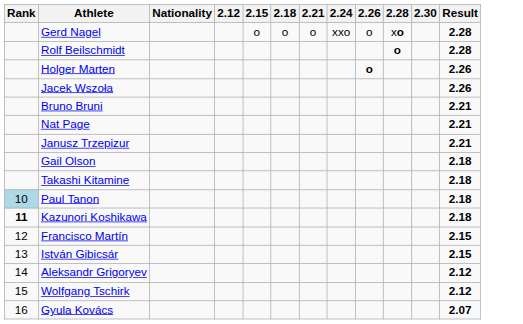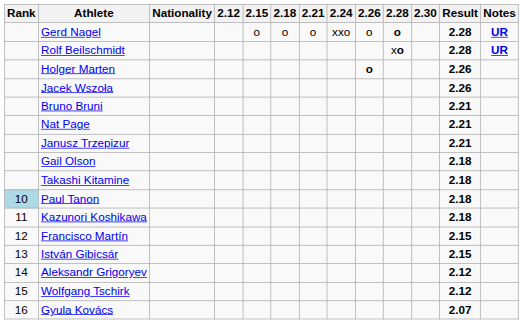+ column: (500, 13)
(397, 32) xo -> (397, 32) o
(397, 50) o -> (397, 50) xo
(21, 217) bold -> (21, 217) normal
